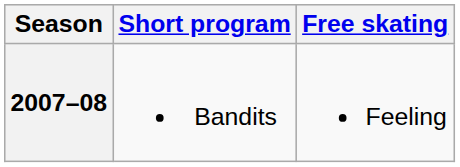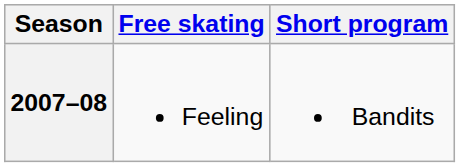columns swapped: (205, 24) <-> (375, 24)
